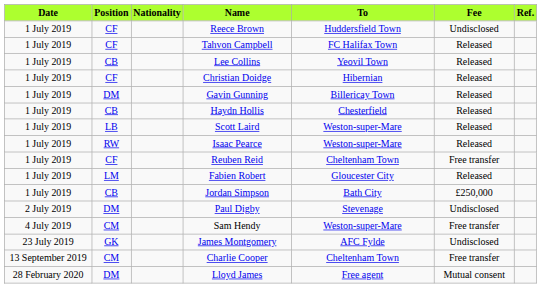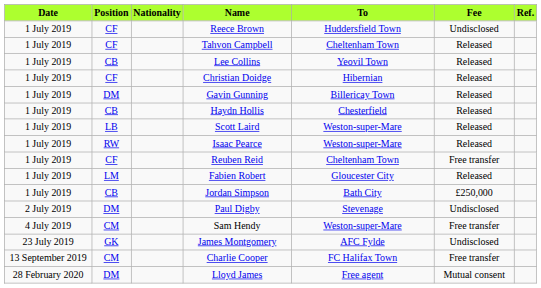(363, 45) FC Halifax Town -> (363, 45) Cheltenham Town
(363, 258) Cheltenham Town -> (363, 258) FC Halifax Town
